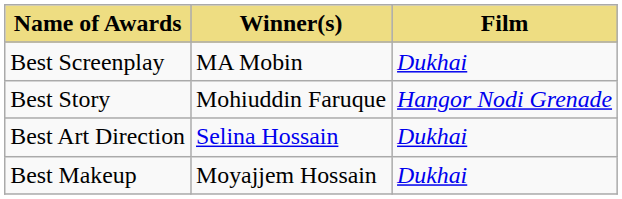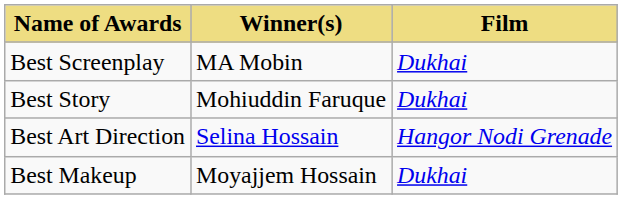(505, 99) Hangor Nodi Grenade -> (432, 99) Dukhai
(432, 136) Dukhai -> (505, 136) Hangor Nodi Grenade
